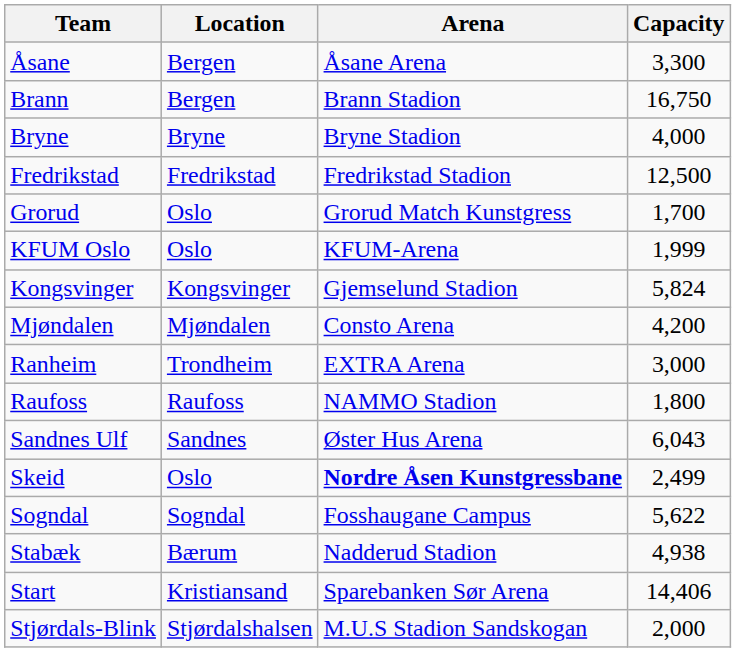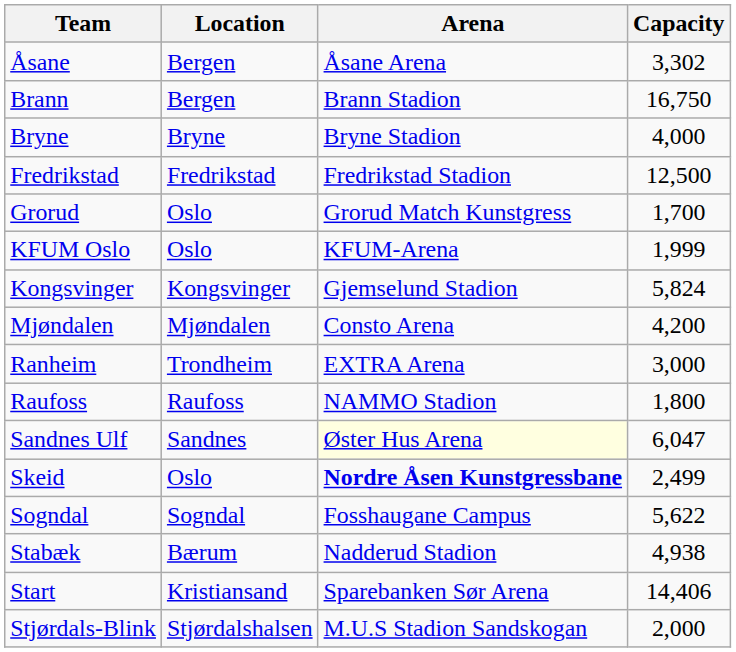(679, 61) 3,300 -> (679, 61) 3,302
(403, 439) no background -> (403, 439) lightyellow background
(679, 439) 6,043 -> (679, 439) 6,047
